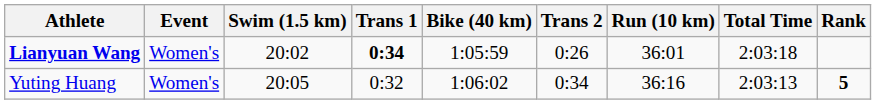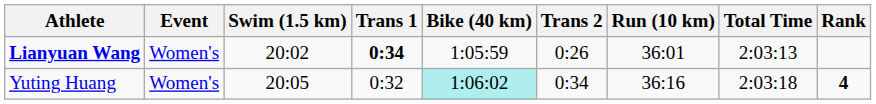(768, 52) 2:03:18 -> (768, 52) 2:03:13
(479, 83) no background -> (479, 83) paleturquoise background
(768, 83) 2:03:13 -> (768, 83) 2:03:18
(844, 83) 5 -> (844, 83) 4
